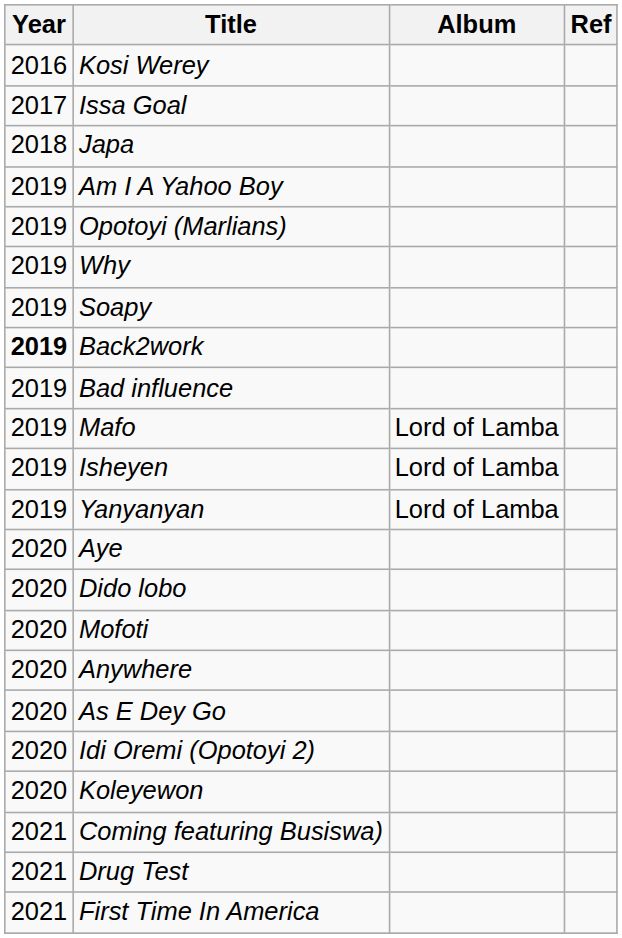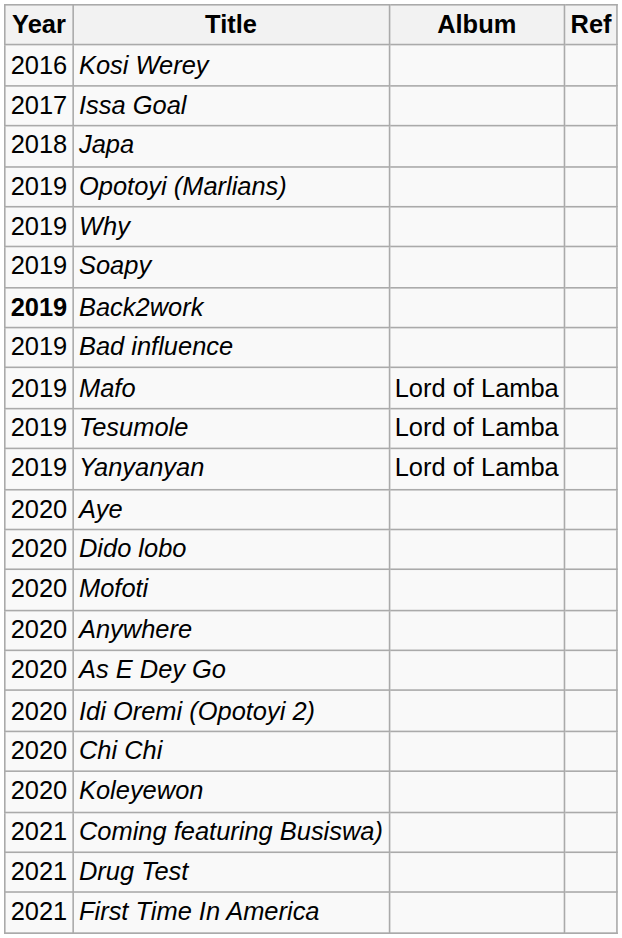- row: (181, 186)
+ row: (134, 428)
- row: (124, 468)
+ row: (121, 750)
